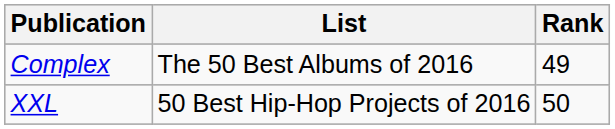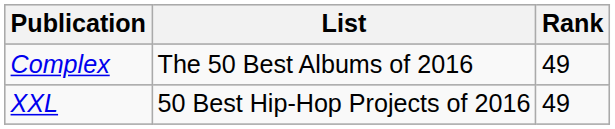(556, 104) 50 -> (556, 104) 49
